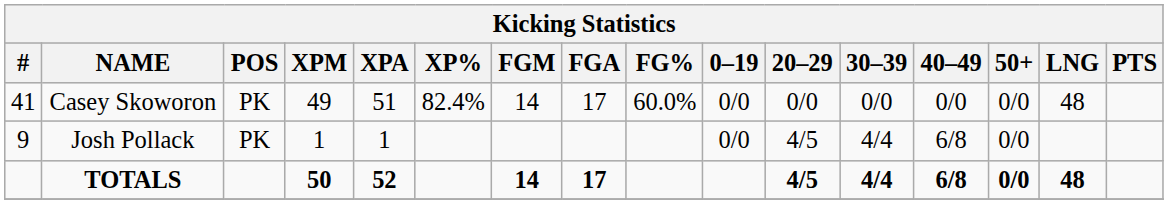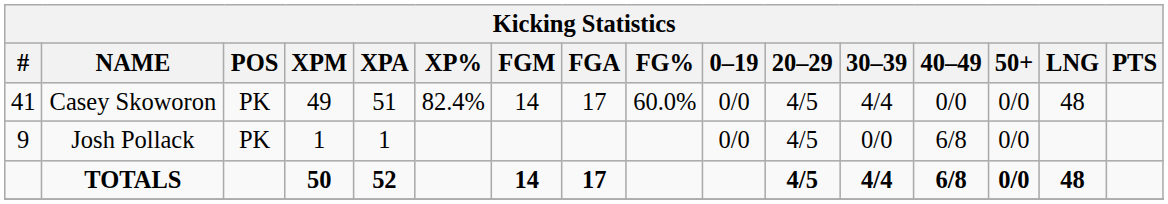(802, 101) 0/0 -> (802, 101) 4/5
(877, 101) 0/0 -> (877, 101) 4/4
(877, 140) 4/4 -> (877, 140) 0/0
